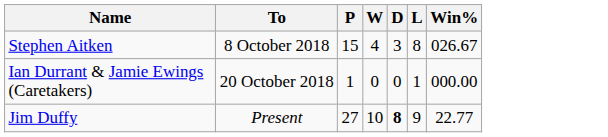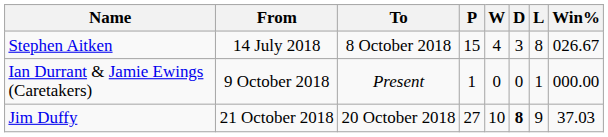+ column: (277, 17)
(277, 81) 20 October 2018 -> (399, 81) Present
(277, 117) Present -> (399, 117) 20 October 2018
(454, 117) 22.77 -> (576, 117) 37.03
